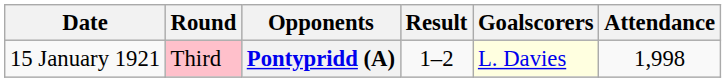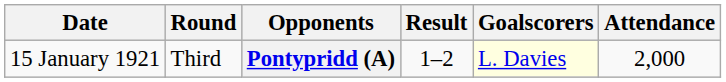(196, 58) pink background -> (196, 58) no background
(660, 58) 1,998 -> (660, 58) 2,000
